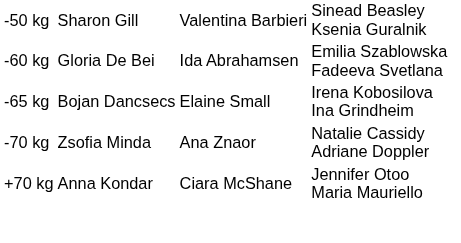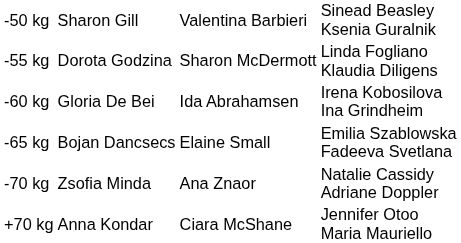+ row: (27, 61)
(379, 61) Emilia Szablowska Fadeeva Svetlana -> (381, 102) Irena Kobosilova Ina Grindheim
(372, 102) Irena Kobosilova Ina Grindheim -> (389, 142) Emilia Szablowska Fadeeva Svetlana
